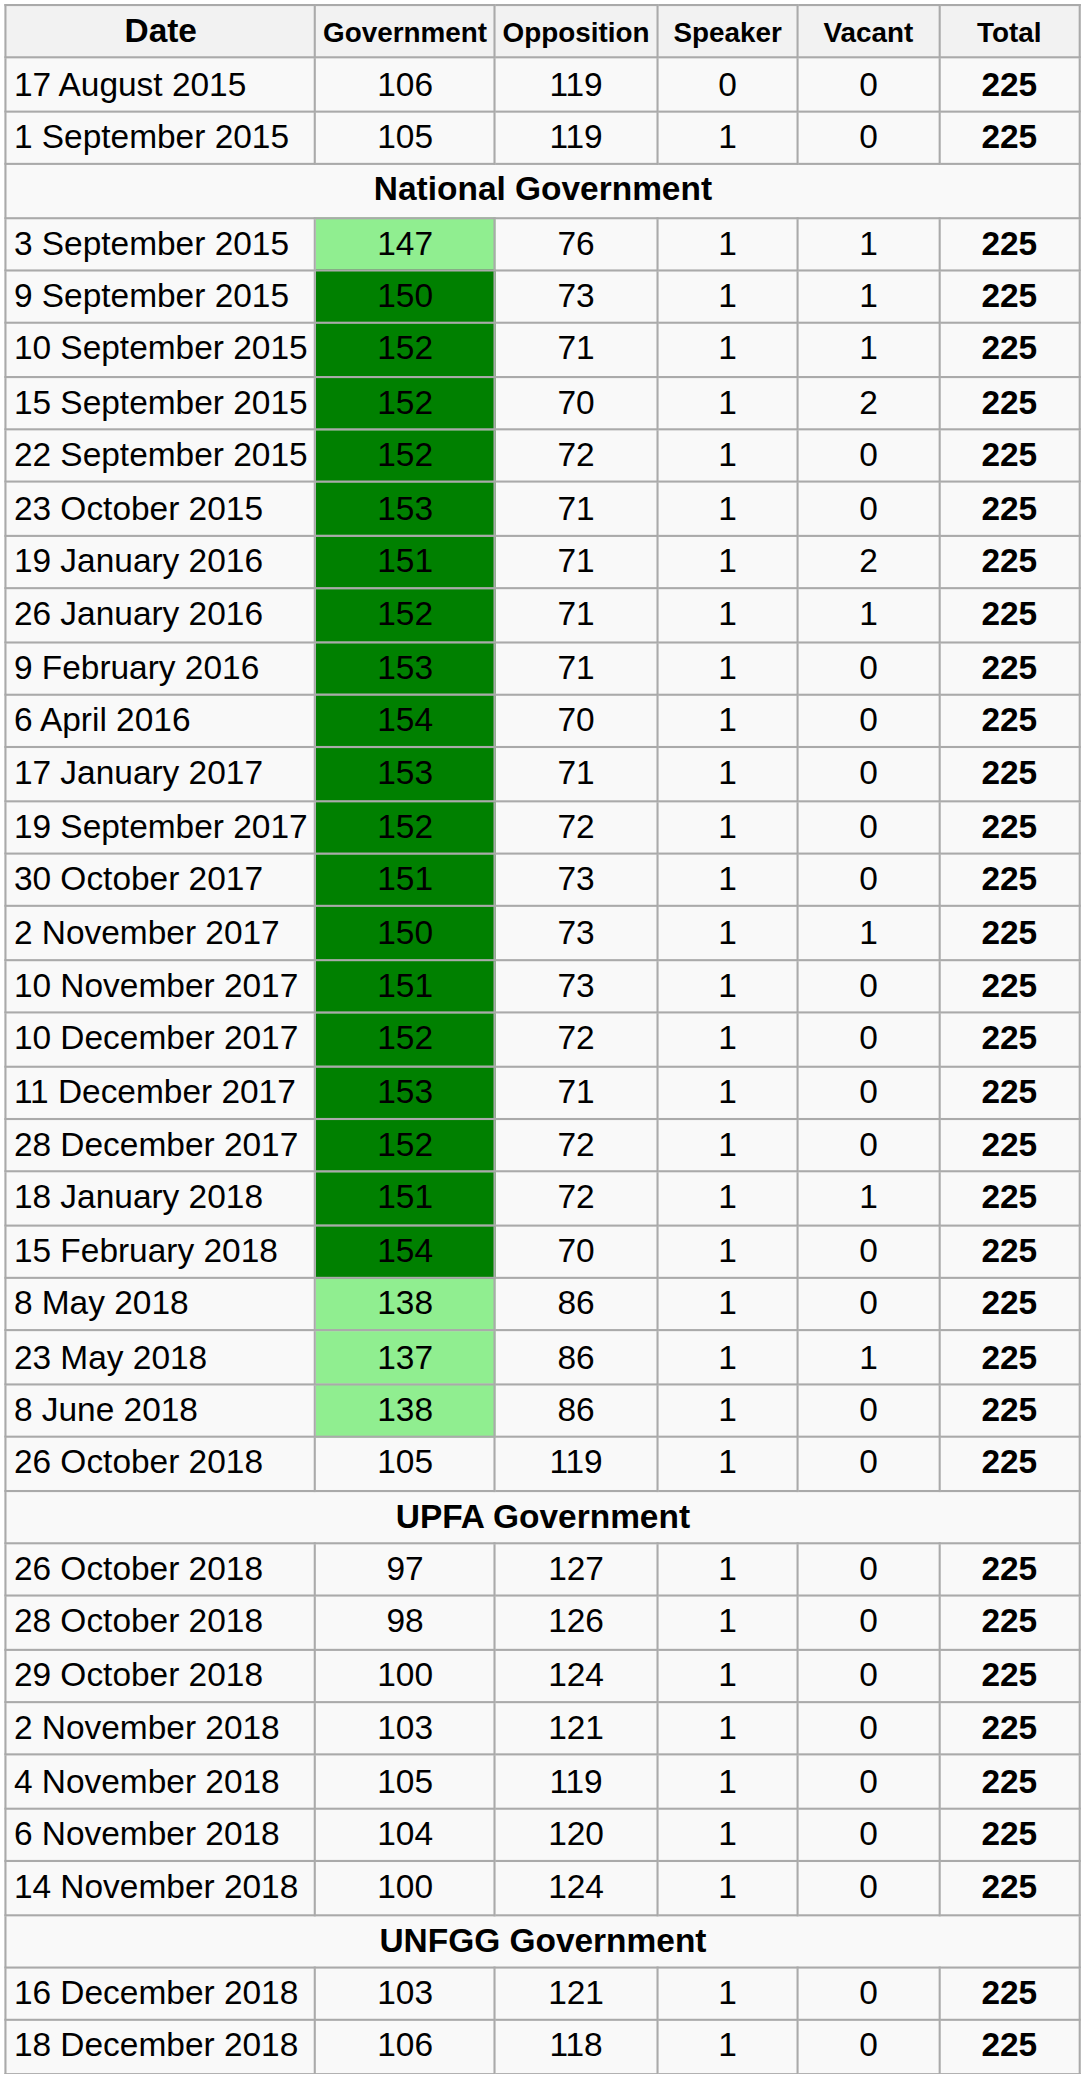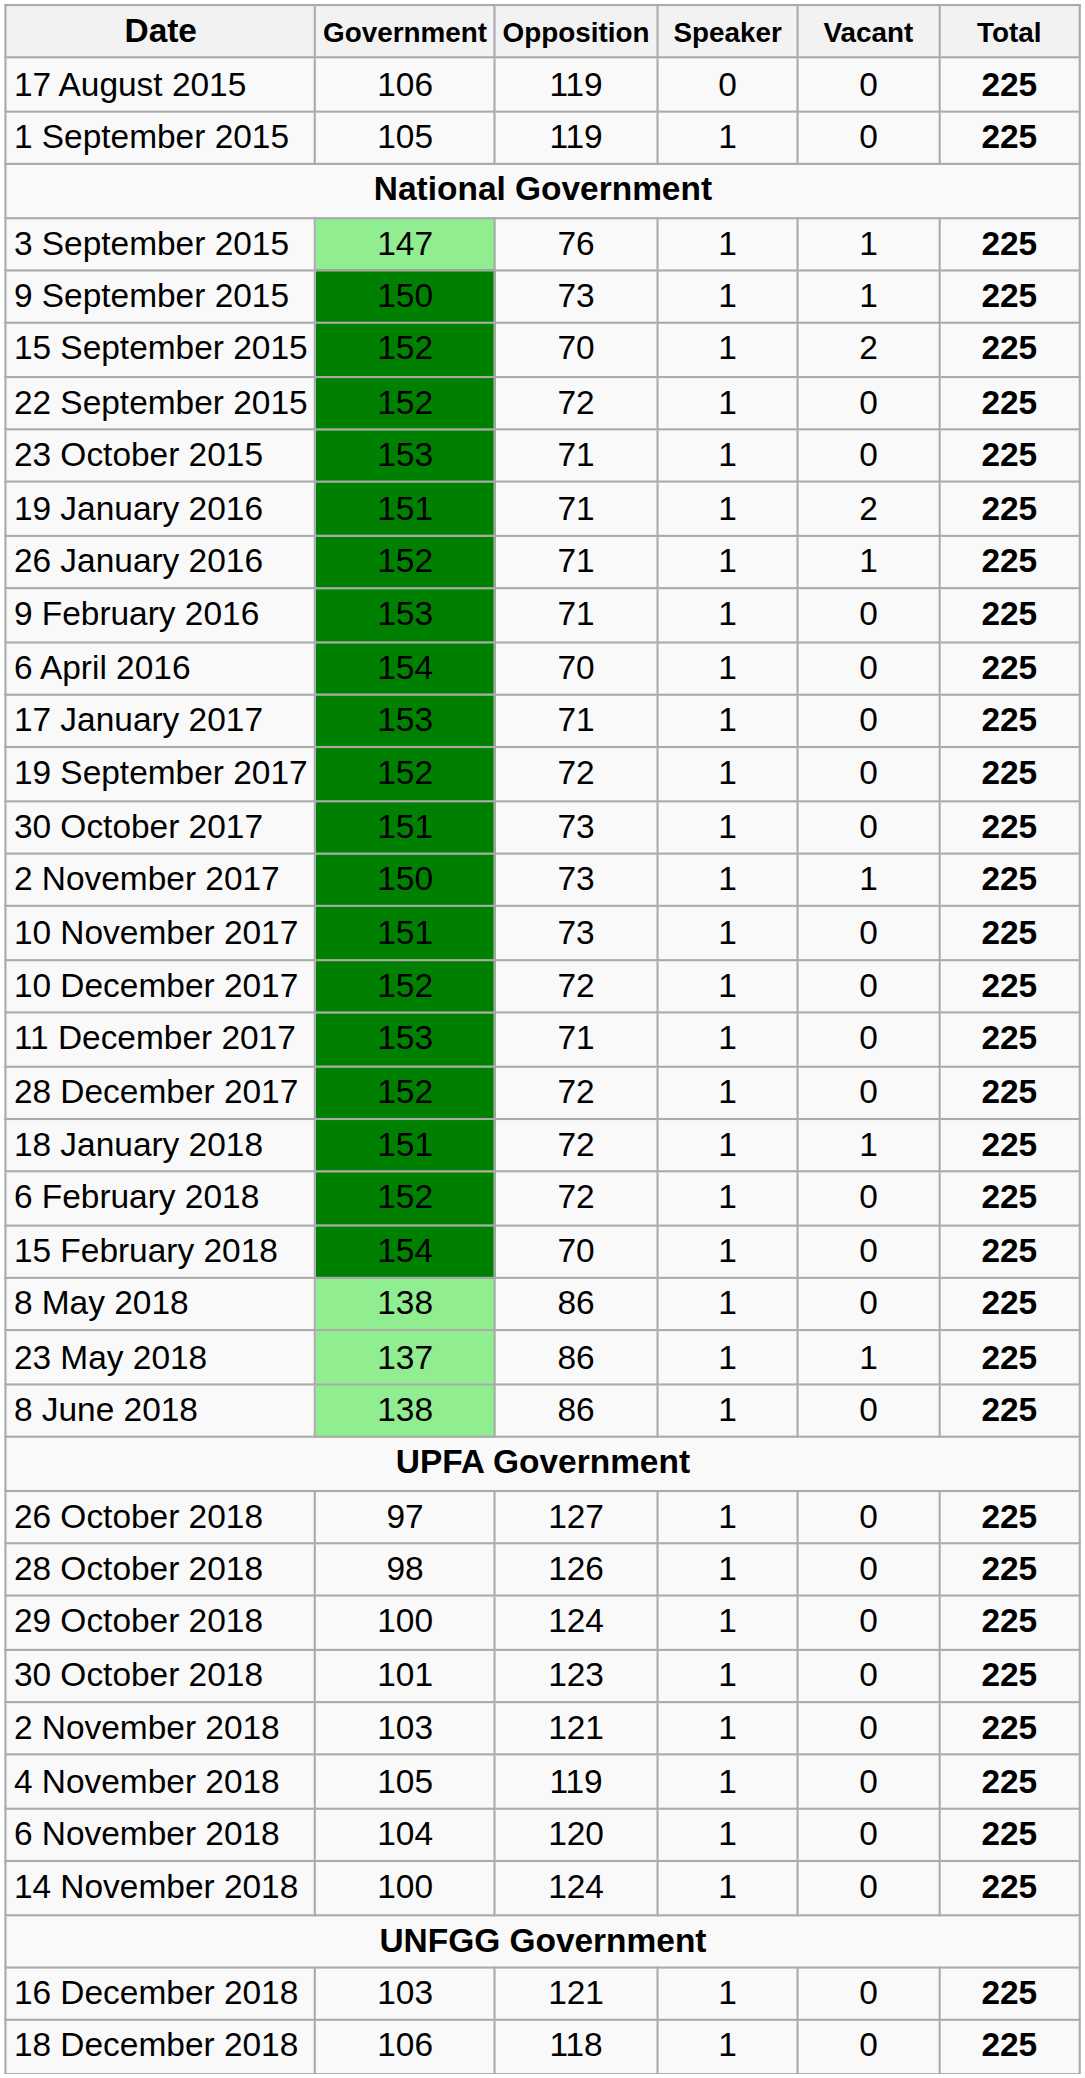- row: (161, 349)
+ row: (137, 1197)
- row: (138, 1462)
+ row: (138, 1675)
